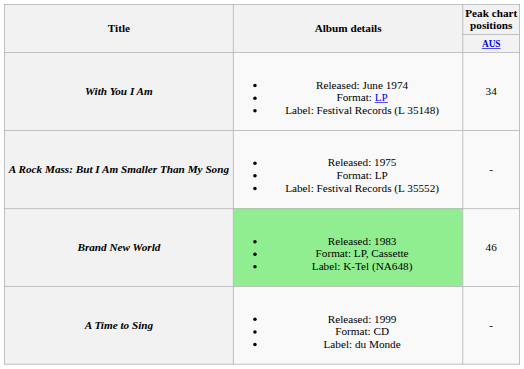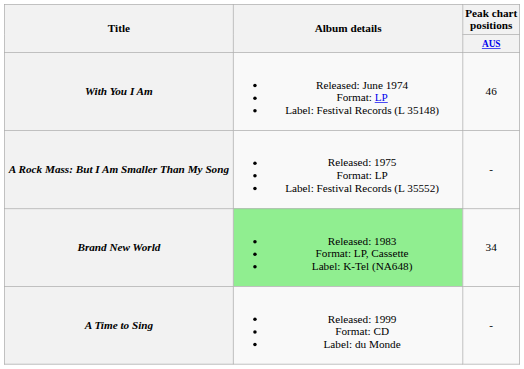(491, 91) 34 -> (491, 91) 46
(491, 247) 46 -> (491, 247) 34
